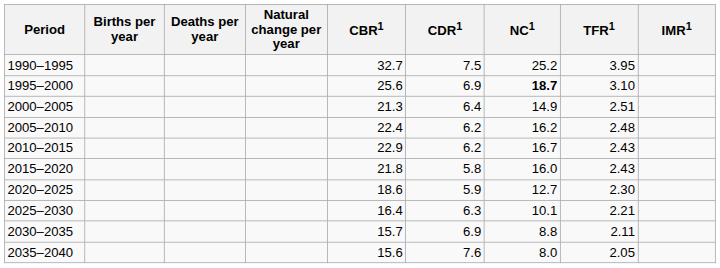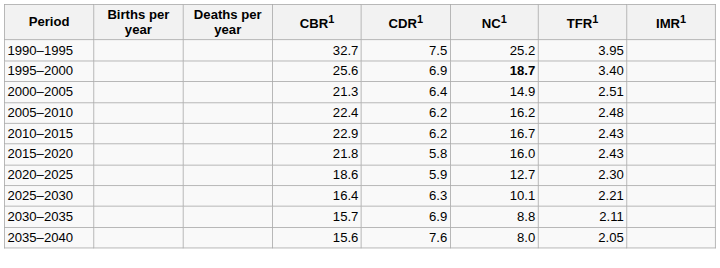- column: (286, 29)
(622, 86) 3.10 -> (611, 71) 3.40
